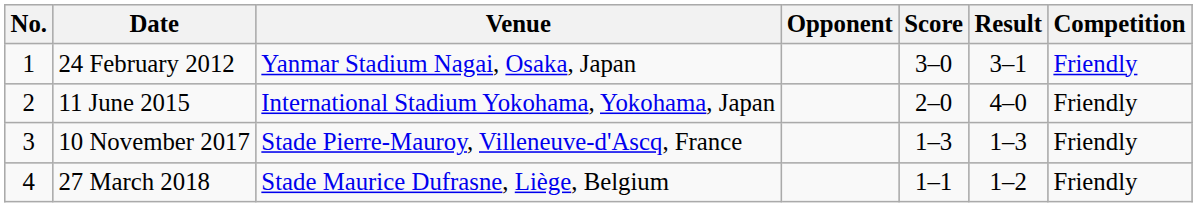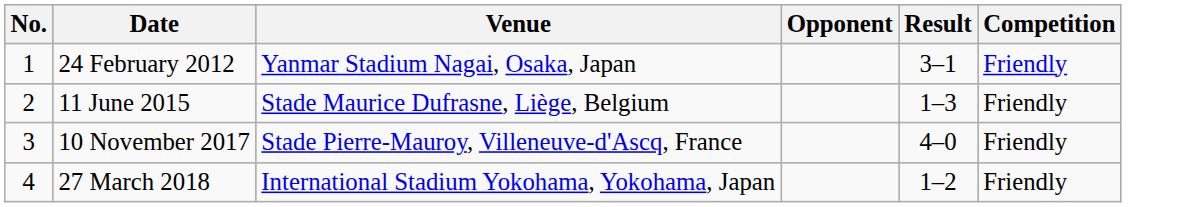- column: (934, 24)
(518, 102) International Stadium Yokohama, Yokohama, Japan -> (465, 102) Stade Maurice Dufrasne, Liège, Belgium
(1008, 102) 4–0 -> (938, 102) 1–3
(1008, 142) 1–3 -> (938, 142) 4–0
(465, 181) Stade Maurice Dufrasne, Liège, Belgium -> (518, 181) International Stadium Yokohama, Yokohama, Japan
